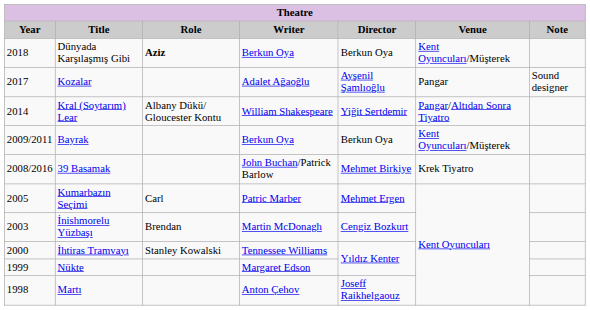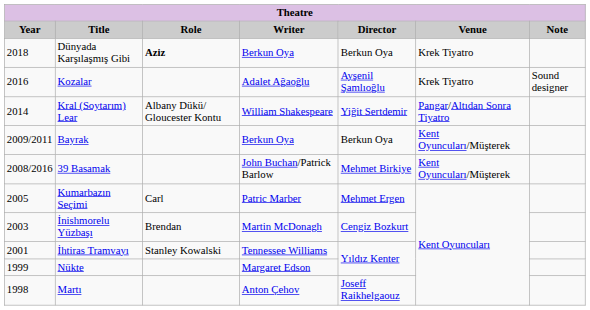(464, 53) Kent Oyuncuları/Müşterek -> (446, 53) Krek Tiyatro
(18, 82) 2017 -> (18, 82) 2016
(433, 82) Pangar -> (446, 82) Krek Tiyatro
(446, 169) Krek Tiyatro -> (464, 169) Kent Oyuncuları/Müşterek
(18, 250) 2000 -> (18, 250) 2001
